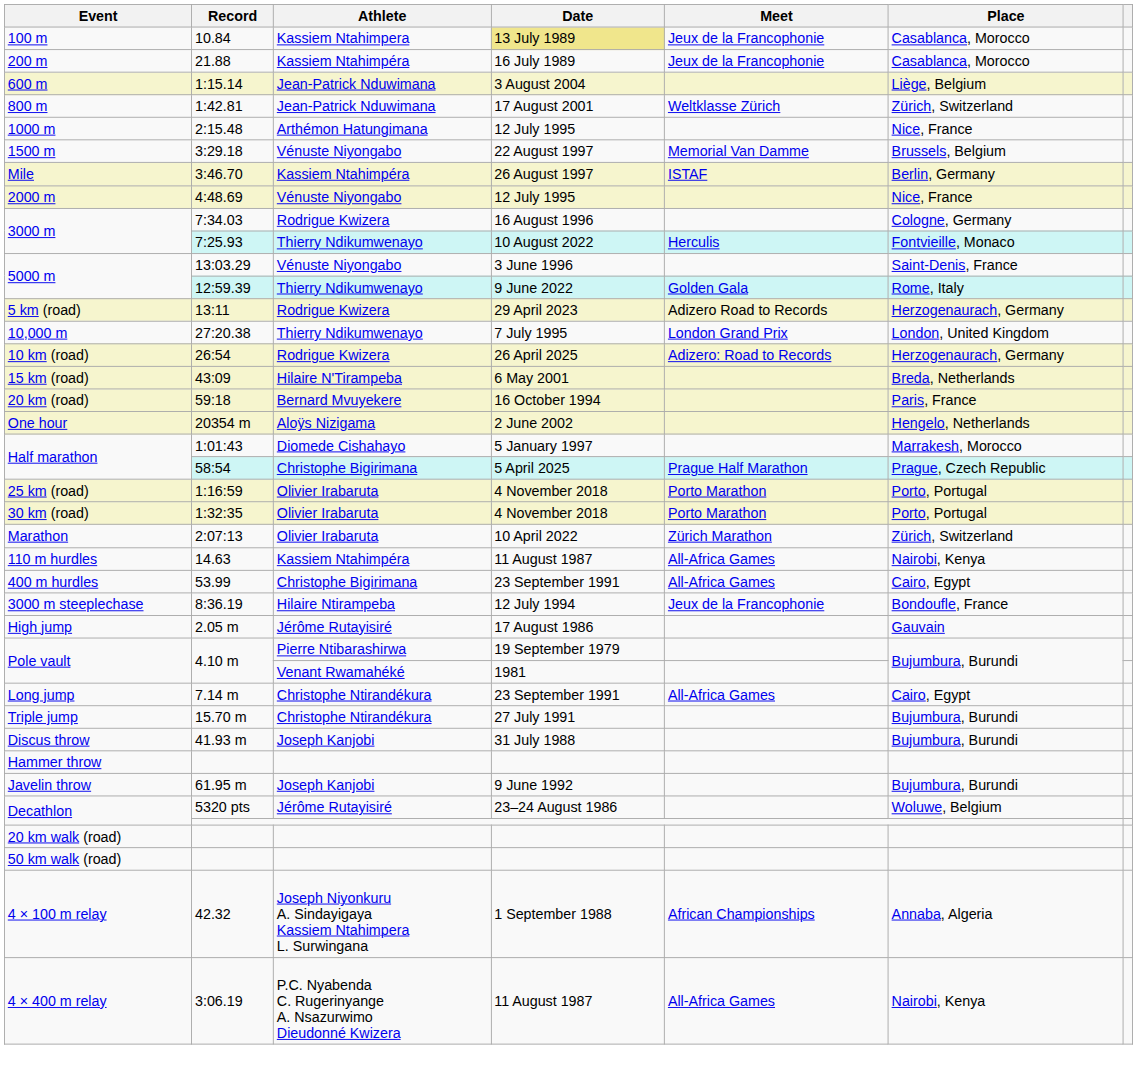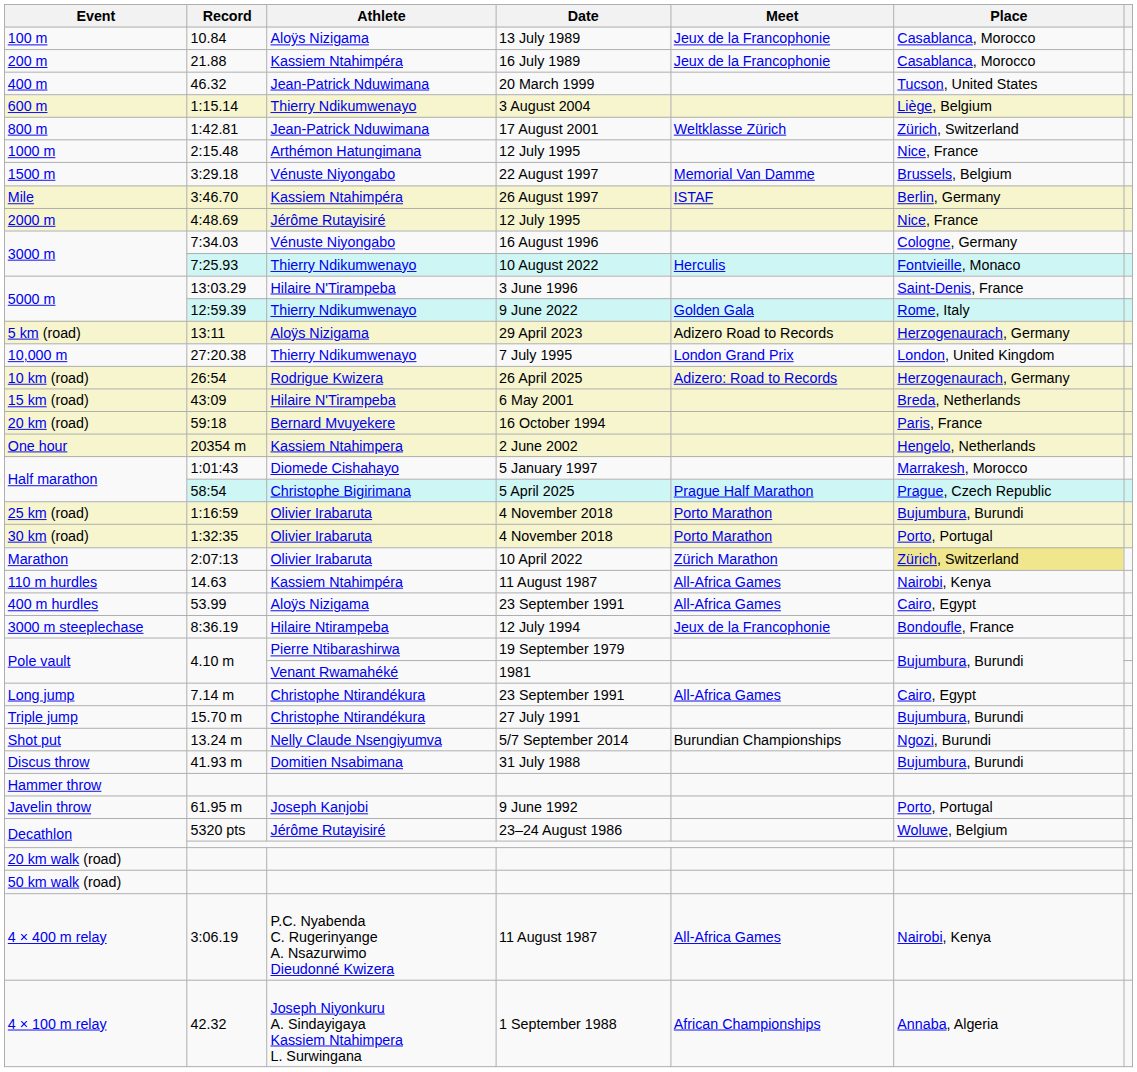(343, 39) Kassiem Ntahimpera -> (320, 39) Aloÿs Nizigama
(535, 39) khaki background -> (540, 39) no background
+ row: (28, 84)
(356, 84) Jean-Patrick Nduwimana -> (343, 106) Thierry Ndikumwenayo
(339, 197) Vénuste Niyongabo -> (328, 220) Jérôme Rutayisiré
(333, 220) Rodrigue Kwizera -> (333, 242) Vénuste Niyongabo
(339, 265) Vénuste Niyongabo -> (333, 287) Hilaire N'Tirampeba
(333, 310) Rodrigue Kwizera -> (320, 333) Aloÿs Nizigama
(326, 423) Aloÿs Nizigama -> (337, 446) Kassiem Ntahimpera
(939, 491) Porto, Portugal -> (960, 514) Bujumbura, Burundi
(952, 536) no background -> (958, 559) khaki background
(347, 581) Christophe Bigirimana -> (320, 604) Aloÿs Nizigama
- row: (40, 627)
+ row: (34, 740)
(326, 740) Joseph Kanjobi -> (337, 762) Domitien Nsabimana
(955, 785) Bujumbura, Burundi -> (945, 808) Porto, Portugal
rows swapped: (57, 914) <-> (57, 1001)
